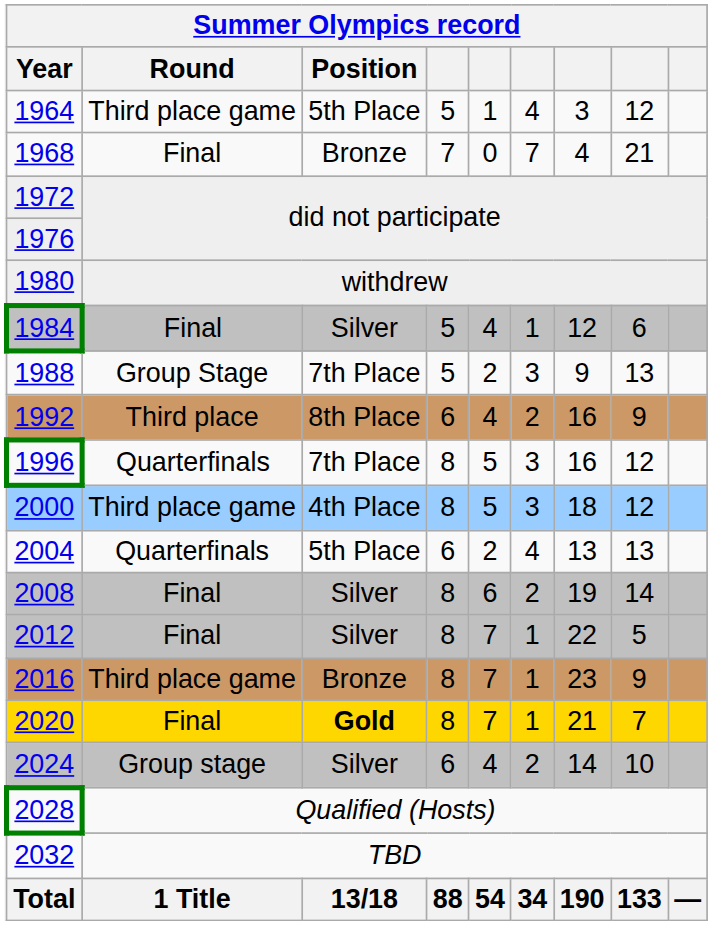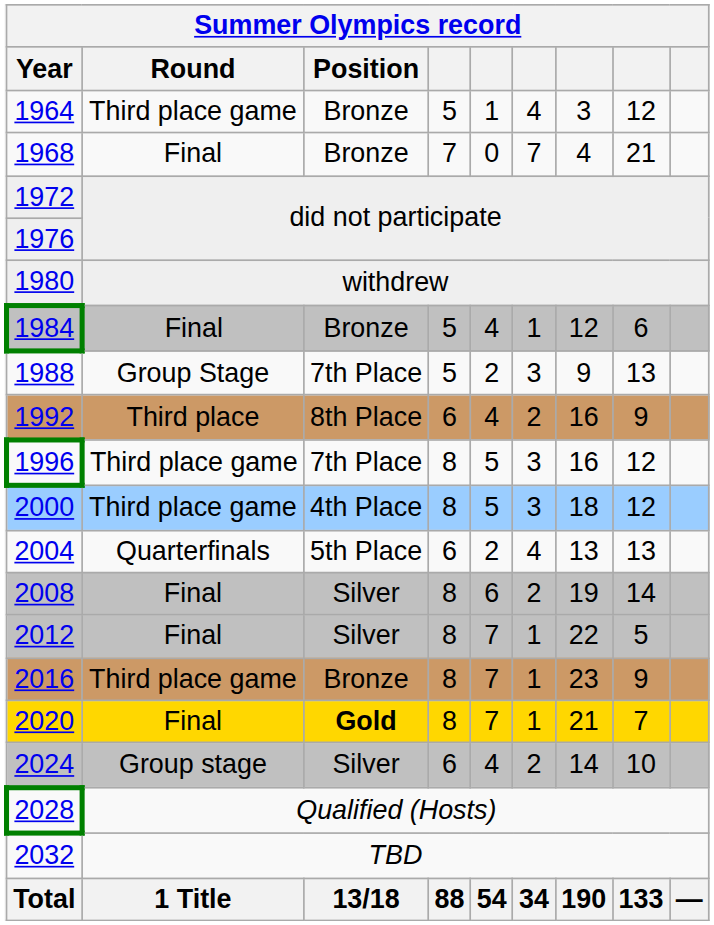(364, 111) 5th Place -> (366, 111) Bronze
(364, 327) Silver -> (366, 327) Bronze
(193, 462) Quarterfinals -> (194, 462) Third place game
